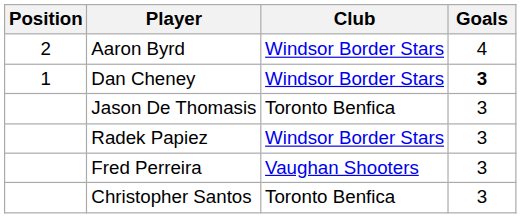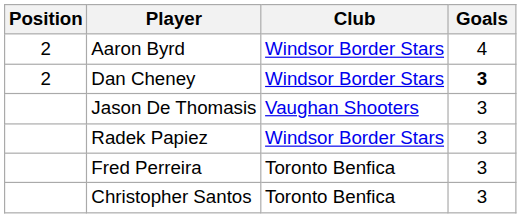(46, 78) 1 -> (46, 78) 2
(330, 108) Toronto Benfica -> (342, 108) Vaughan Shooters
(342, 167) Vaughan Shooters -> (330, 167) Toronto Benfica
